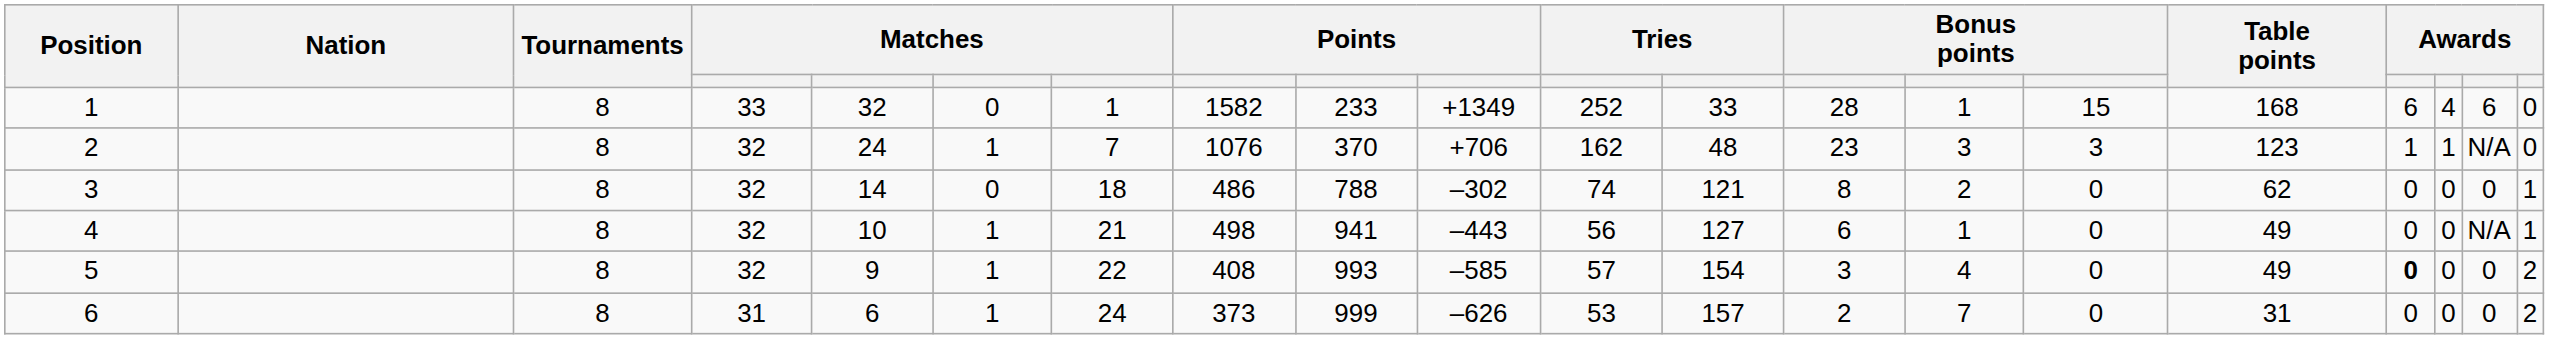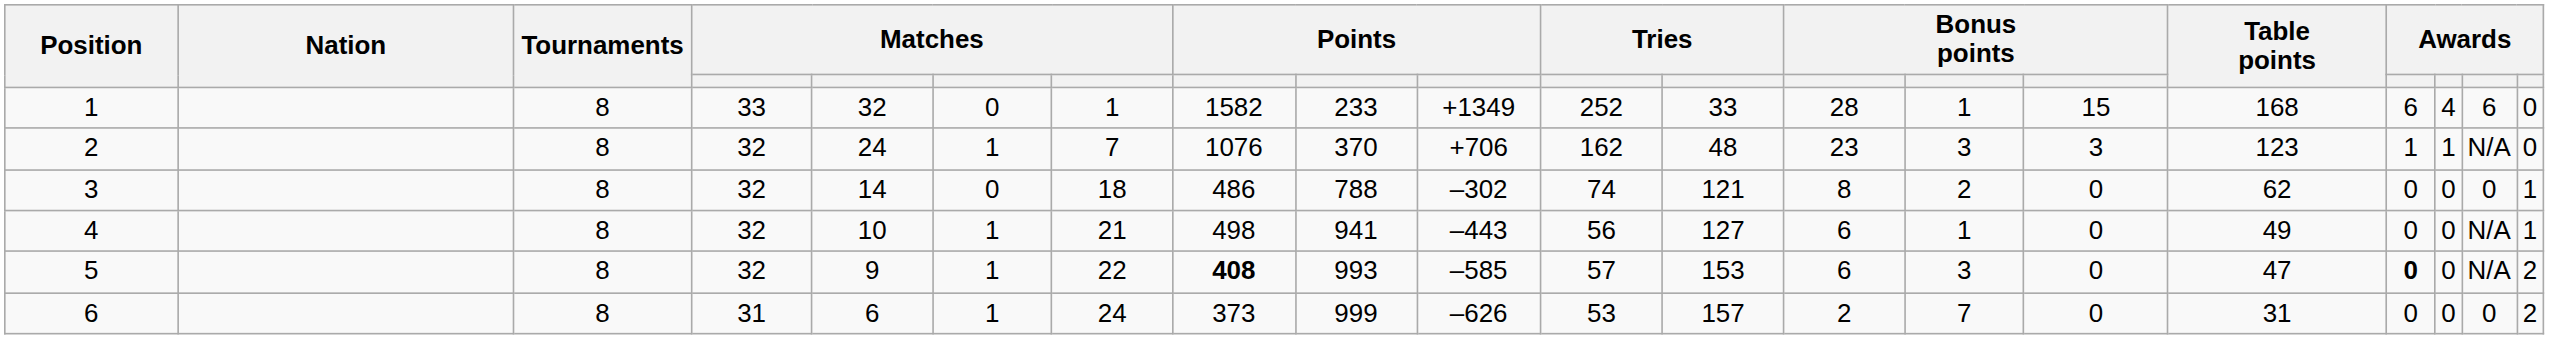(1234, 271) normal -> (1234, 271) bold
(1723, 271) 154 -> (1723, 271) 153
(1844, 271) 3 -> (1844, 271) 6
(1964, 271) 4 -> (1964, 271) 3
(2277, 271) 49 -> (2277, 271) 47
(2489, 271) 0 -> (2489, 271) N/A
